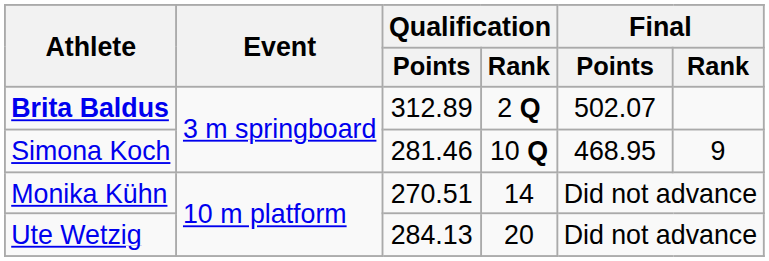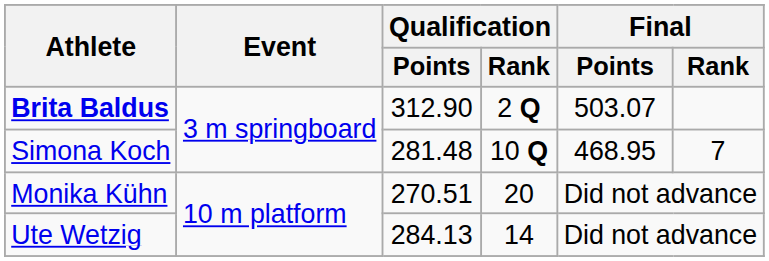(432, 109) 312.89 -> (432, 109) 312.90
(615, 109) 502.07 -> (615, 109) 503.07
(432, 151) 281.46 -> (432, 151) 281.48
(718, 151) 9 -> (718, 151) 7
(519, 193) 14 -> (519, 193) 20
(519, 236) 20 -> (519, 236) 14
